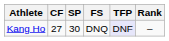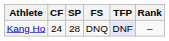(57, 28) 27 -> (57, 28) 24
(75, 28) 30 -> (75, 28) 28
